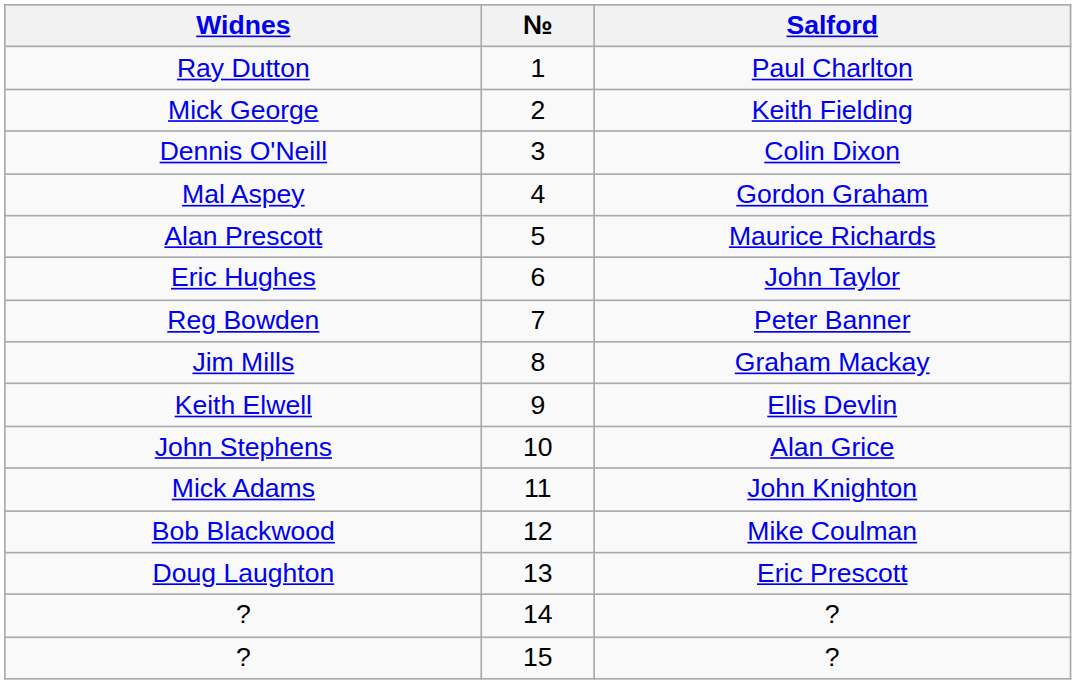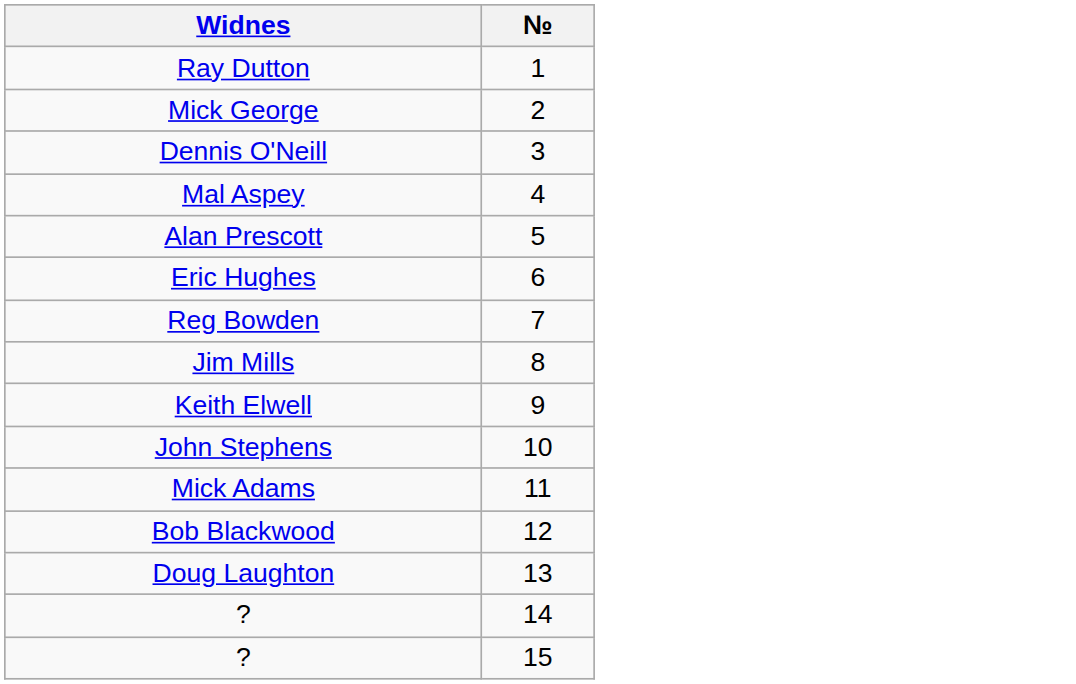- column: (832, 25)
